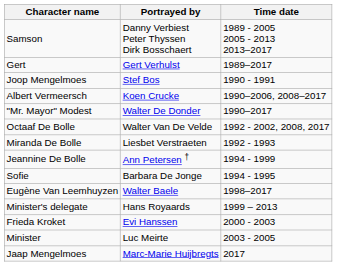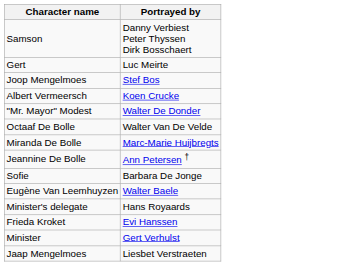- column: (276, 12)
(151, 65) Gert Verhulst -> (145, 65) Luc Meirte
(165, 142) Liesbet Verstraeten -> (171, 142) Marc-Marie Huijbregts
(145, 238) Luc Meirte -> (151, 238) Gert Verhulst
(171, 253) Marc-Marie Huijbregts -> (165, 253) Liesbet Verstraeten
